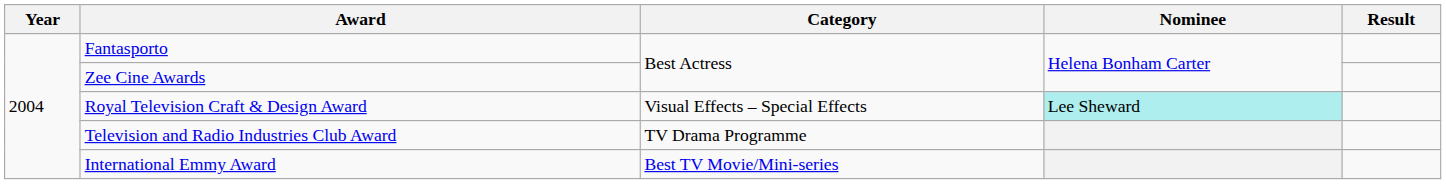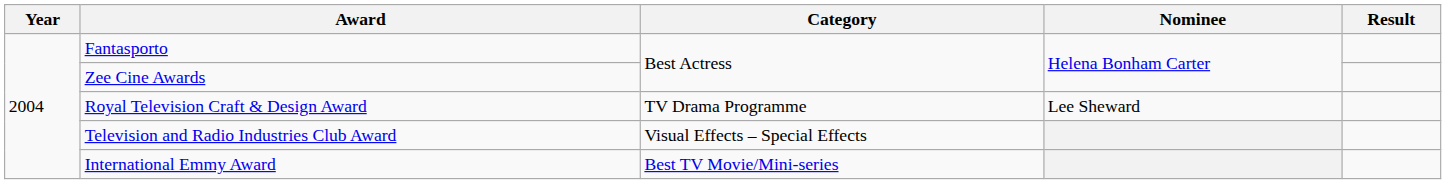(756, 106) Visual Effects – Special Effects -> (725, 106) TV Drama Programme
(1094, 106) paleturquoise background -> (1094, 106) no background
(725, 135) TV Drama Programme -> (756, 135) Visual Effects – Special Effects
